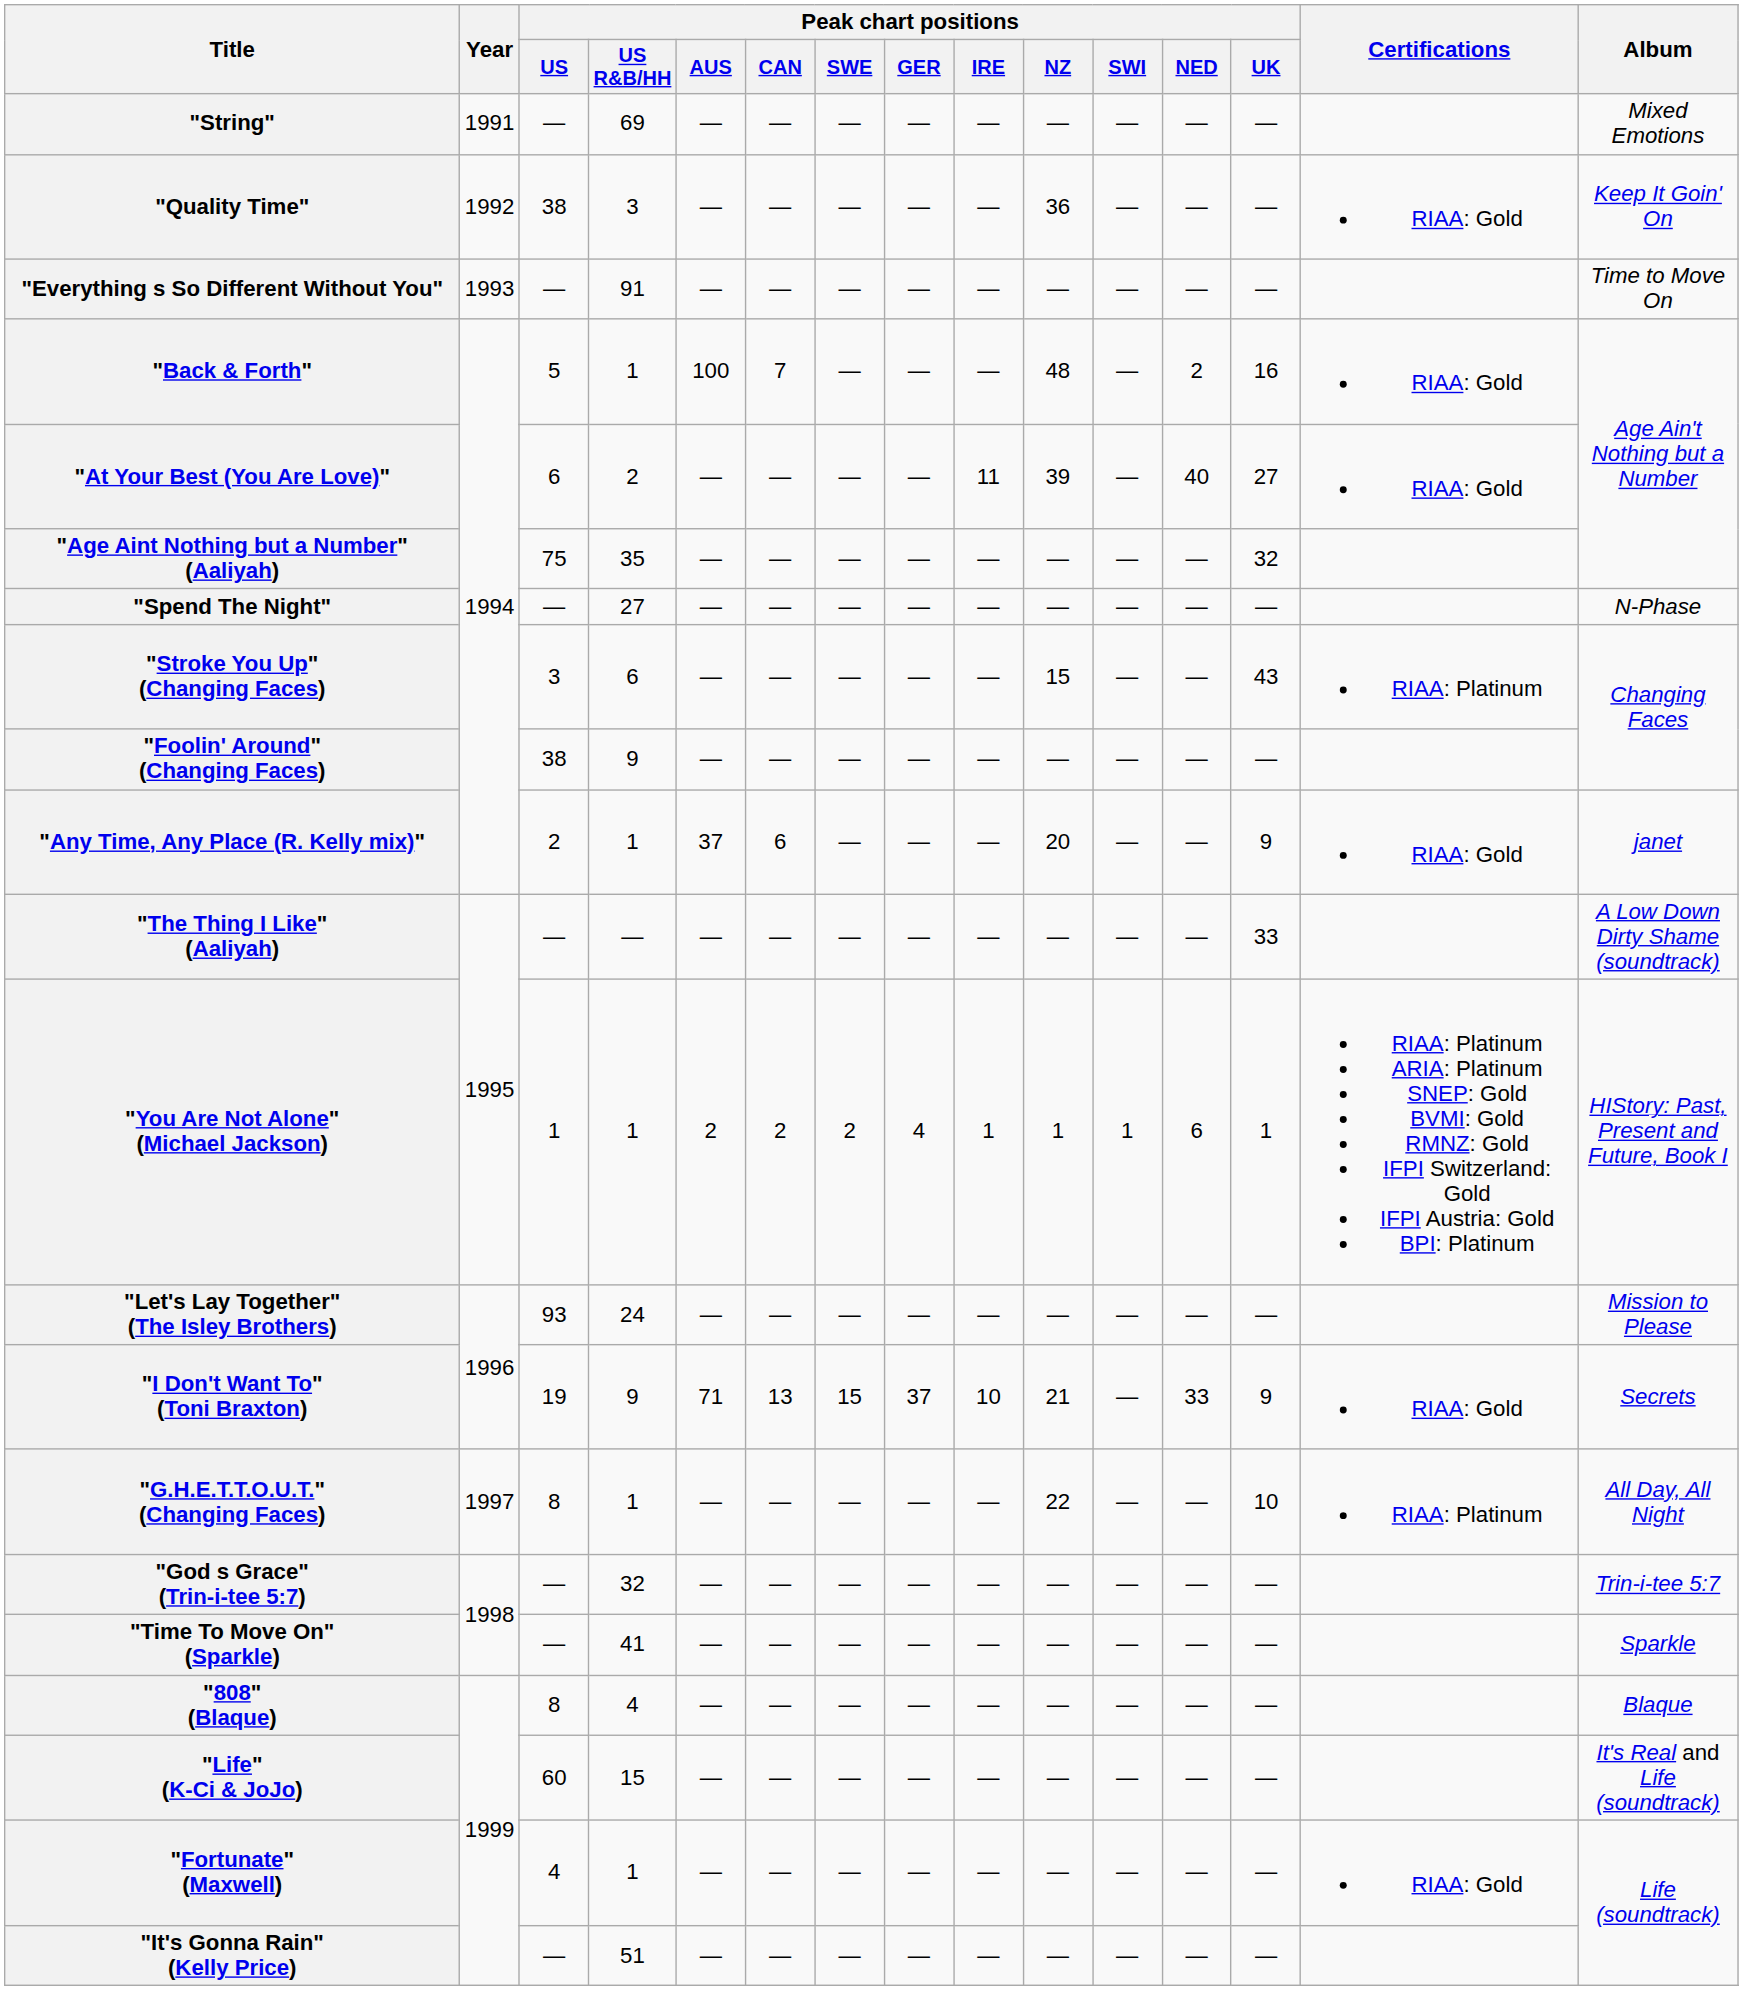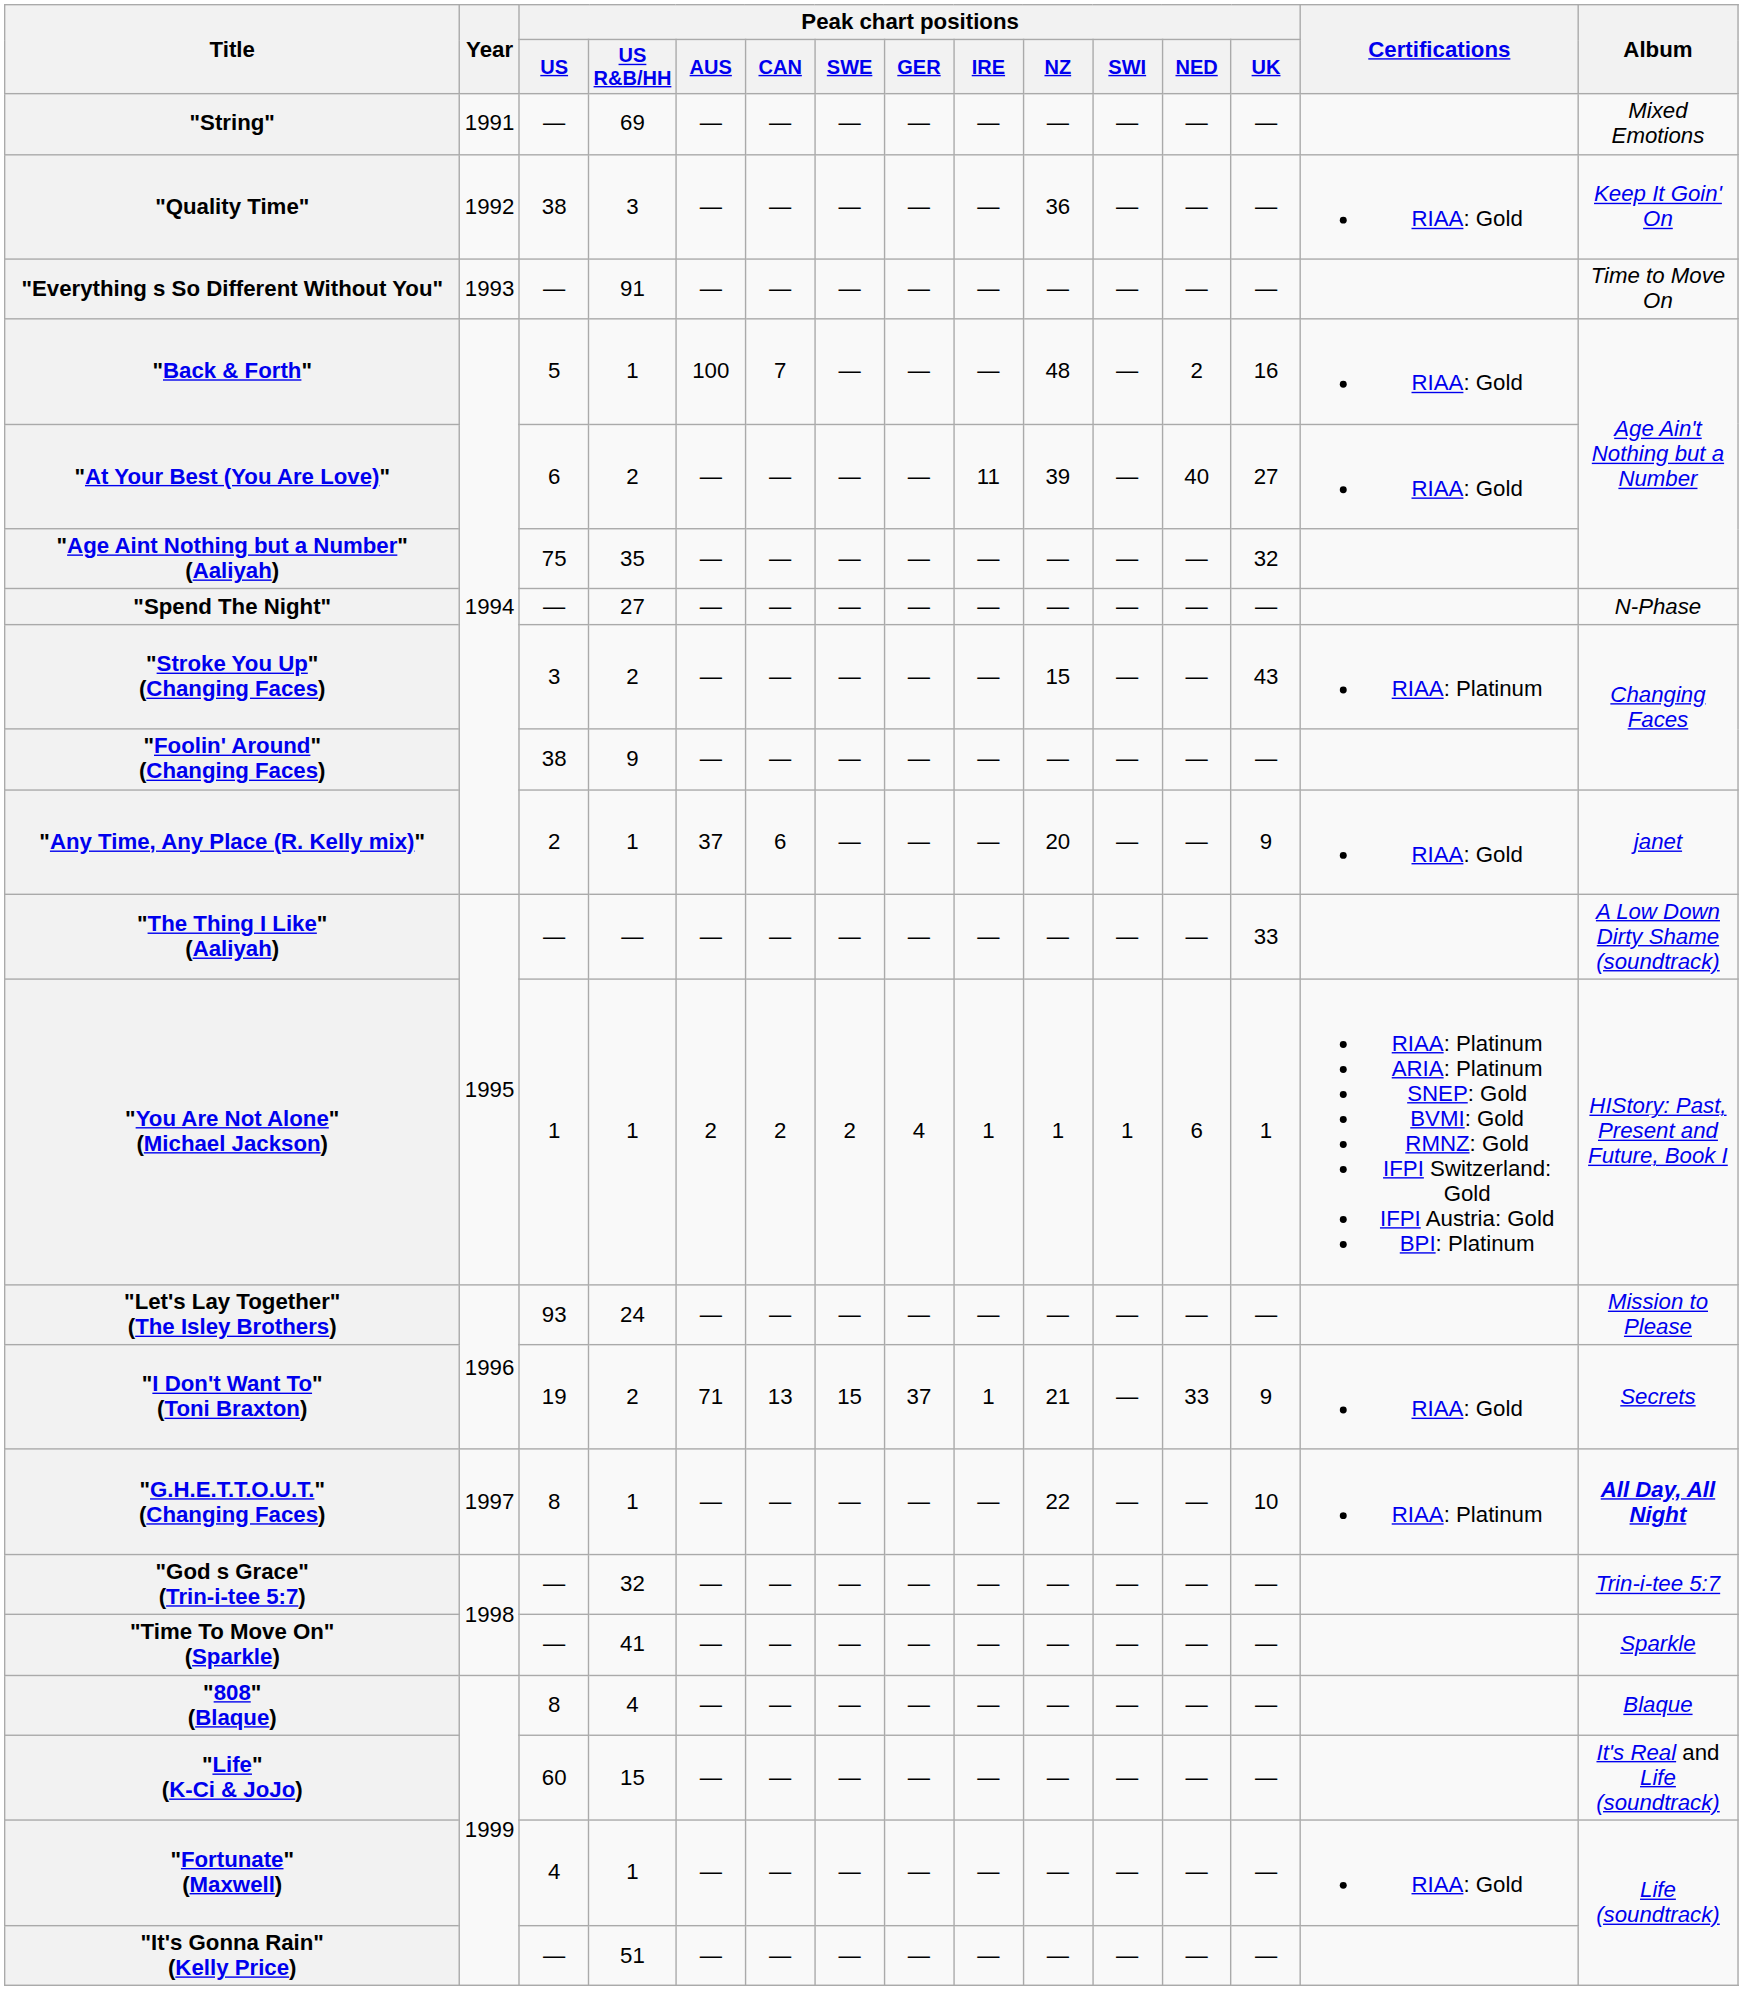(632, 676) 6 -> (632, 676) 2
(632, 1396) 9 -> (632, 1396) 2
(988, 1396) 10 -> (988, 1396) 1
(1658, 1501) normal -> (1658, 1501) bold
